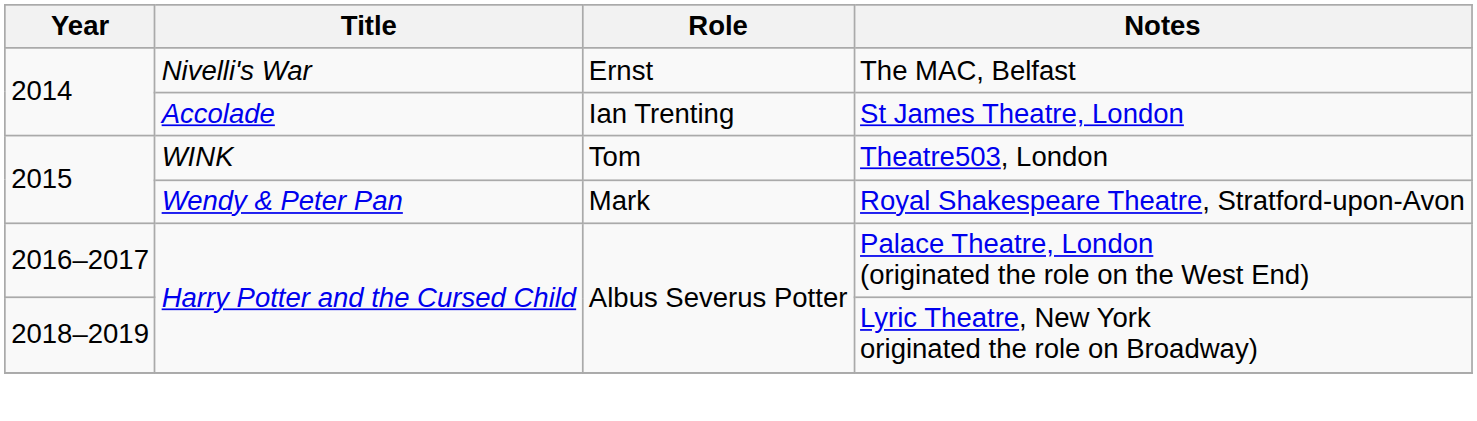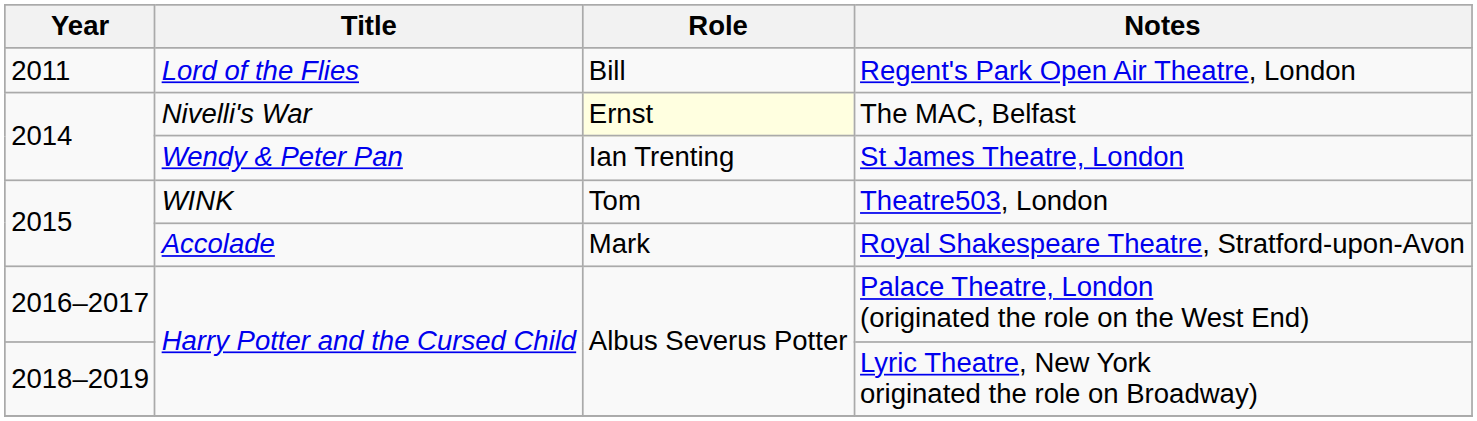+ row: (1108, 69)
(621, 69) no background -> (621, 113) lightyellow background
(218, 113) Accolade -> (282, 157) Wendy & Peter Pan
(282, 200) Wendy & Peter Pan -> (218, 244) Accolade
